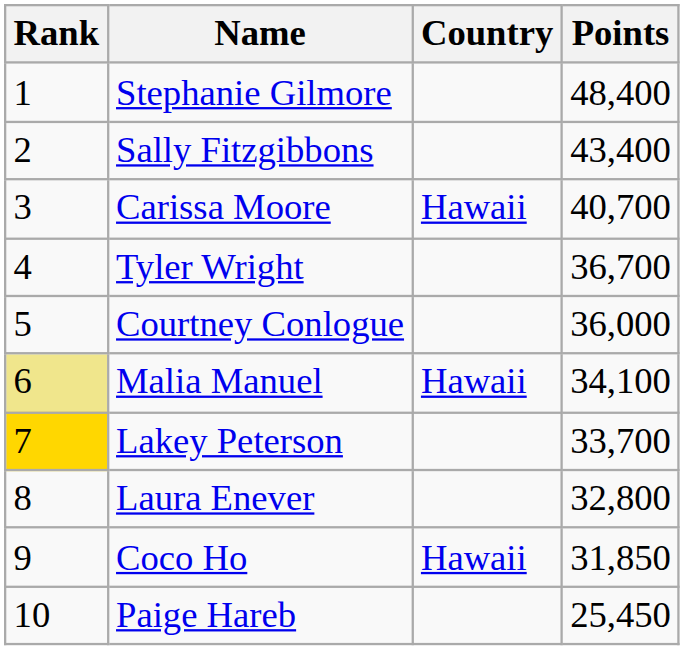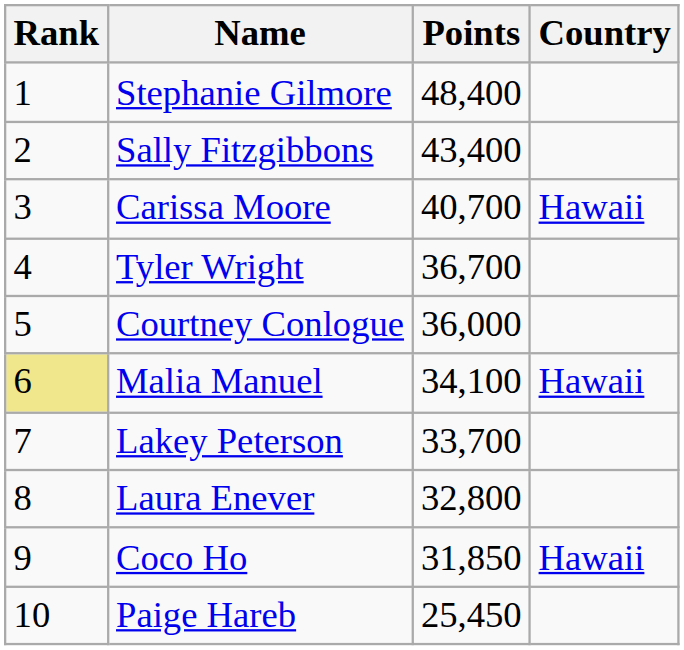columns swapped: (487, 33) <-> (620, 33)
(23, 440) gold background -> (23, 440) no background
